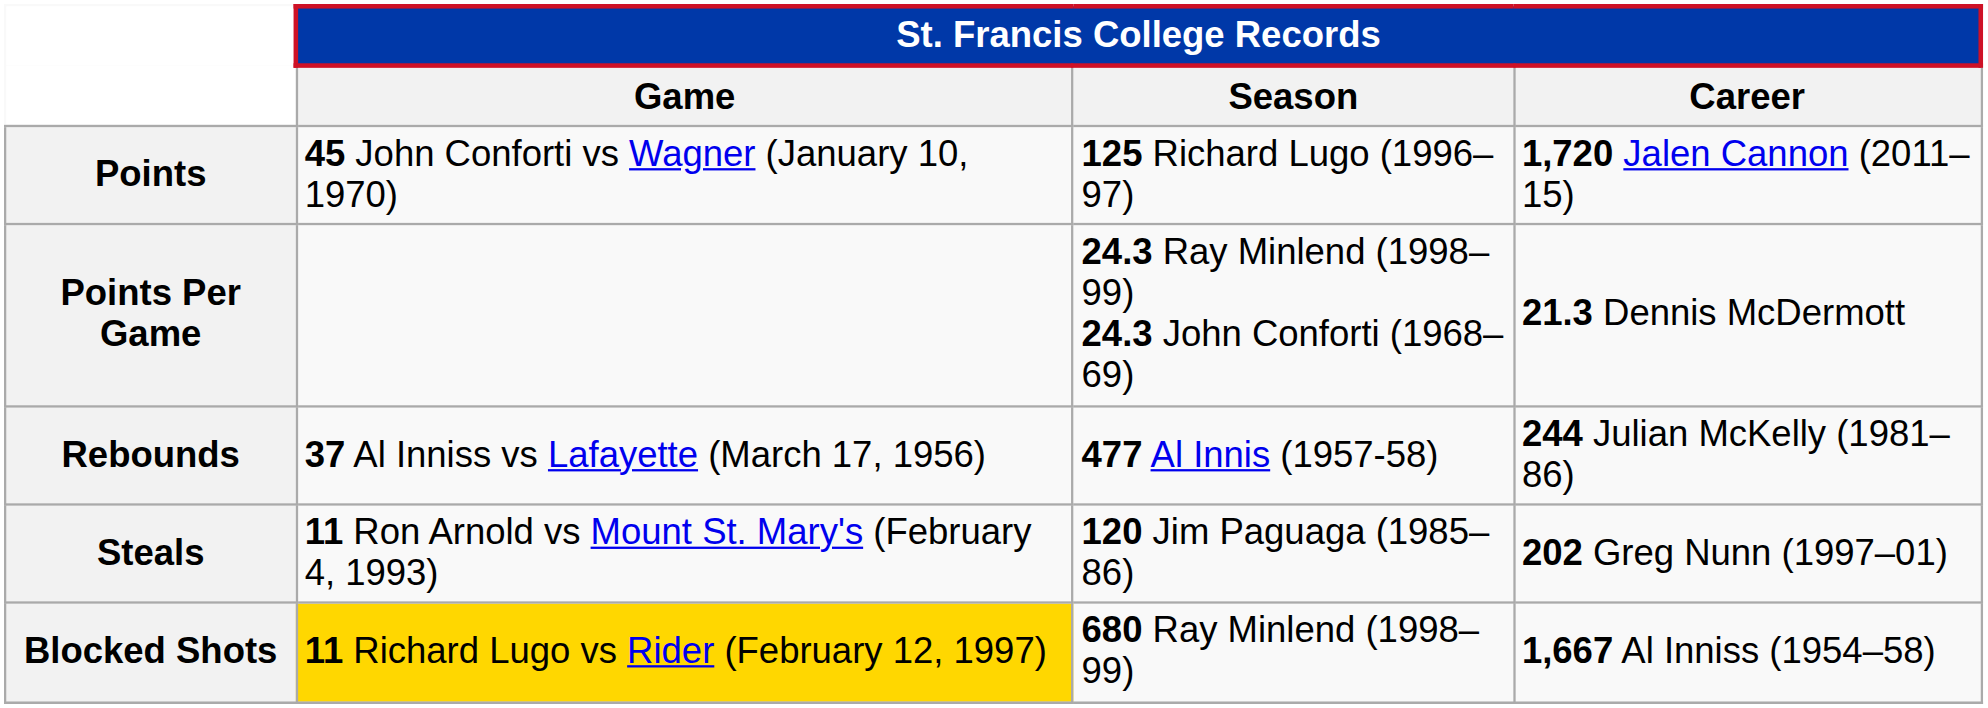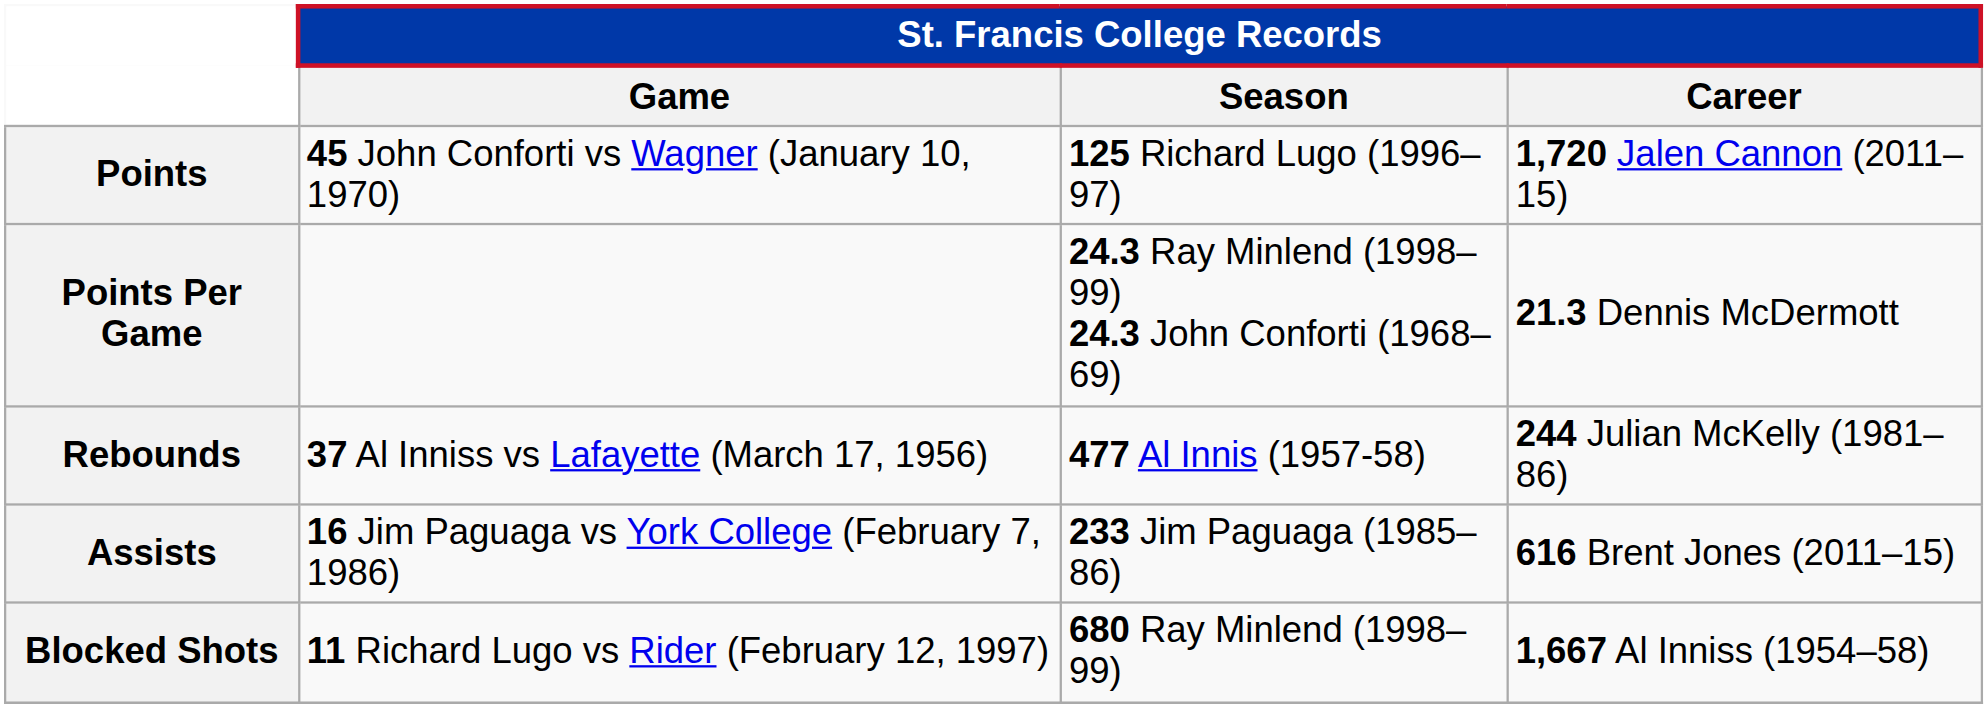+ row: (152, 552)
- row: (151, 552)
(676, 651) gold background -> (678, 651) no background
